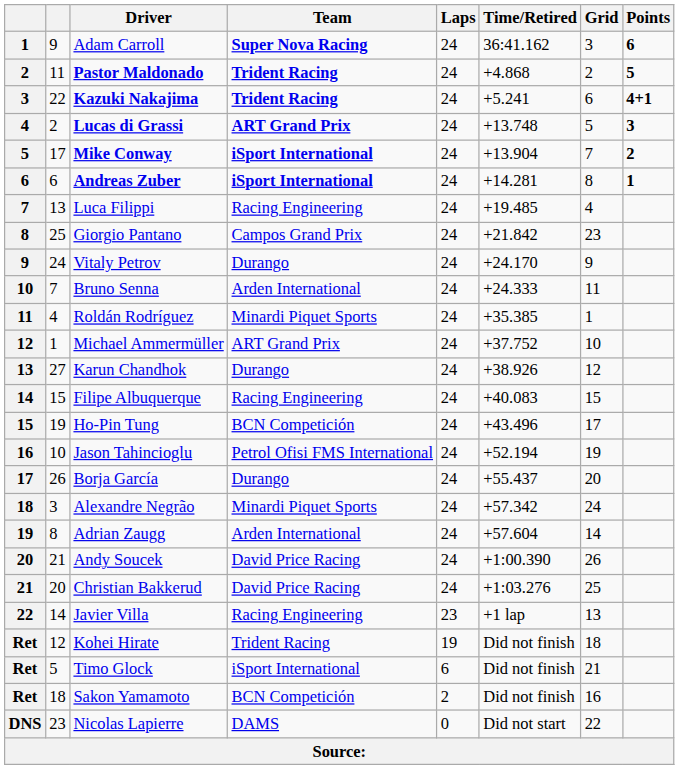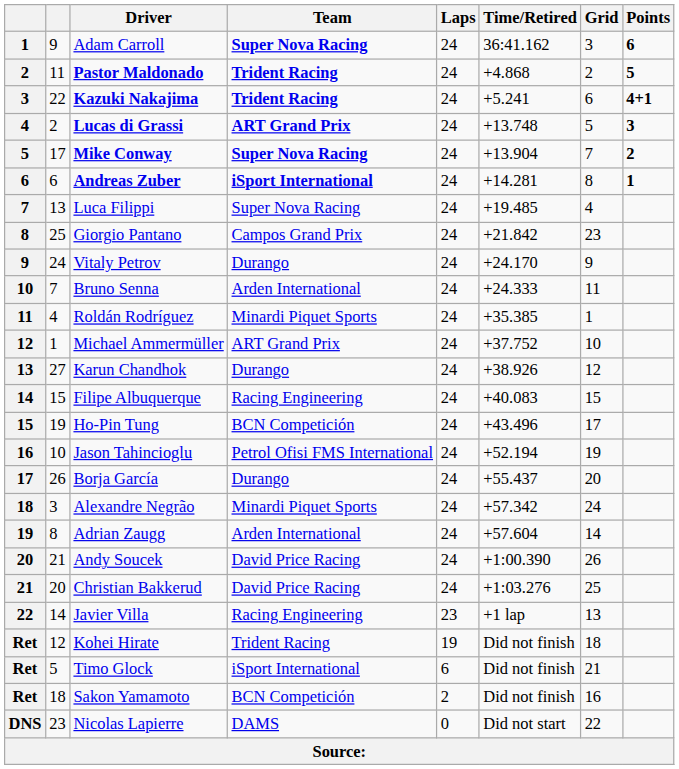(302, 153) iSport International -> (299, 153) Super Nova Racing
(297, 207) Racing Engineering -> (296, 207) Super Nova Racing
